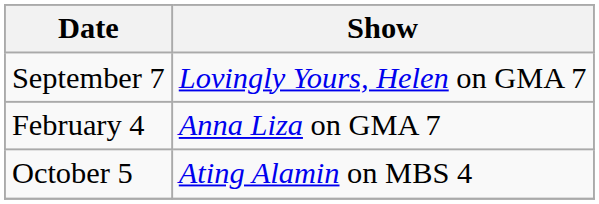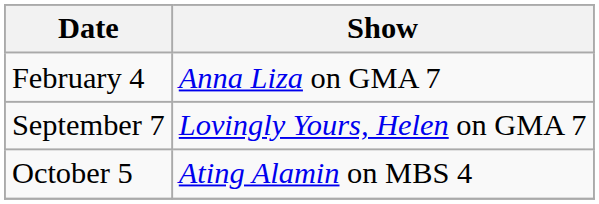rows swapped: (78, 125) <-> (88, 76)
